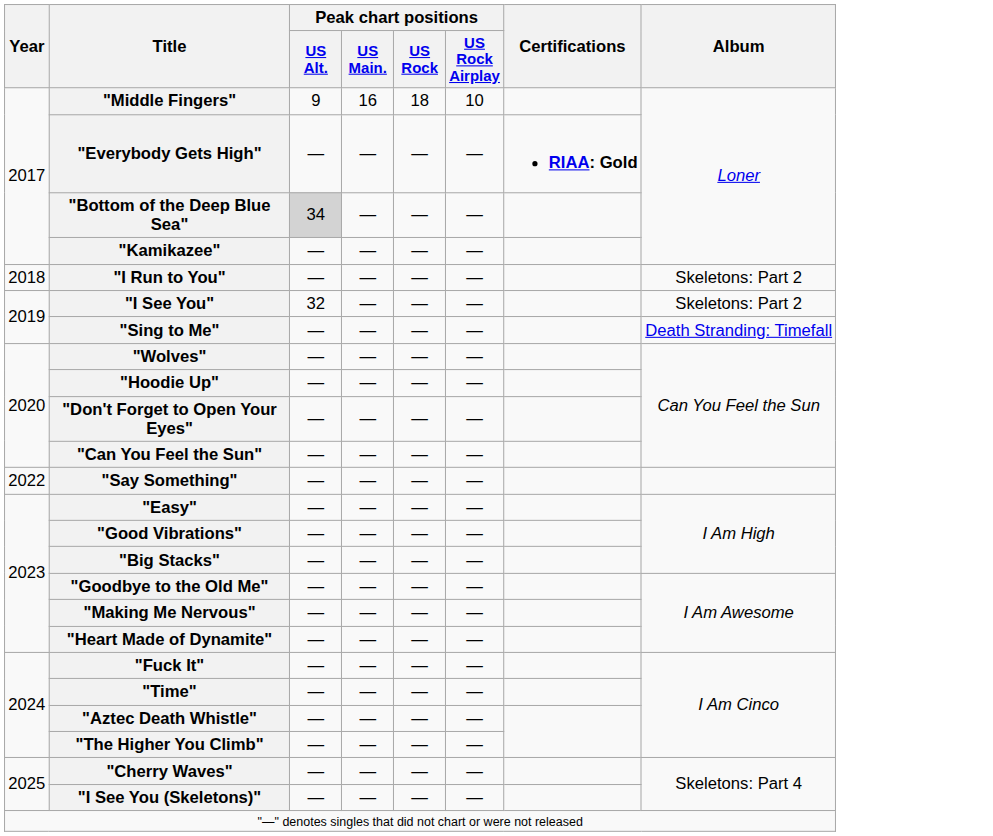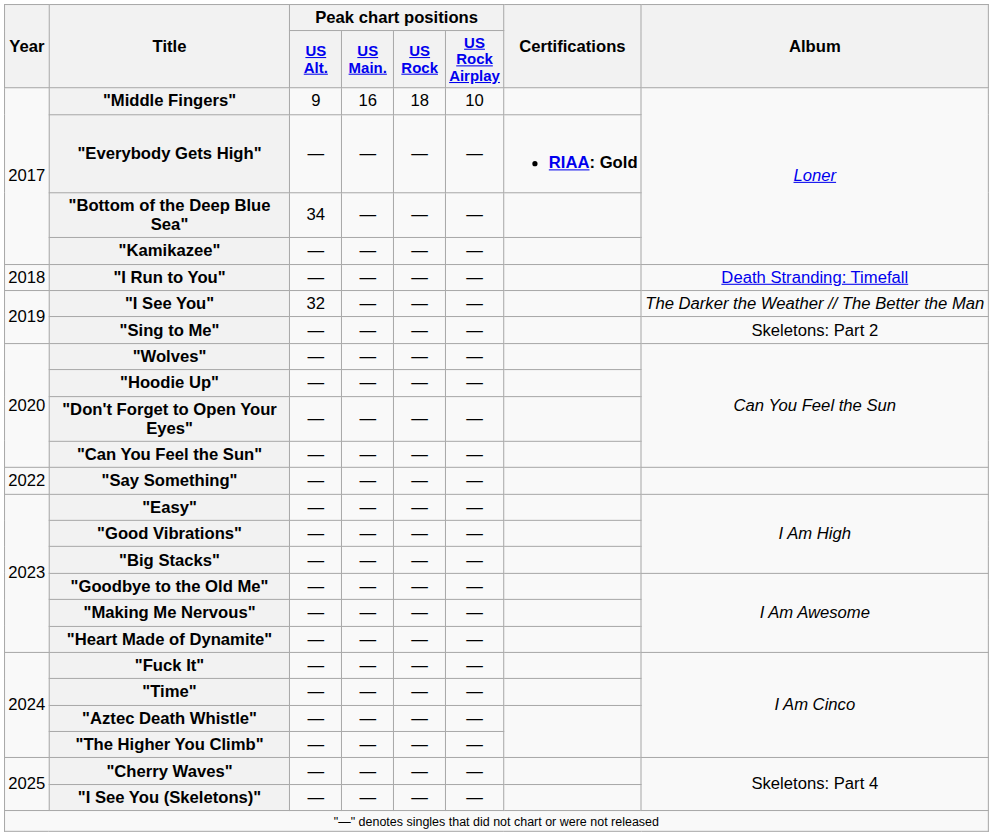(316, 215) lightgrey background -> (316, 215) no background
(739, 277) Skeletons: Part 2 -> (815, 277) Death Stranding: Timefall
(739, 303) Skeletons: Part 2 -> (815, 303) The Darker the Weather // The Better the Man
(739, 330) Death Stranding: Timefall -> (815, 330) Skeletons: Part 2
